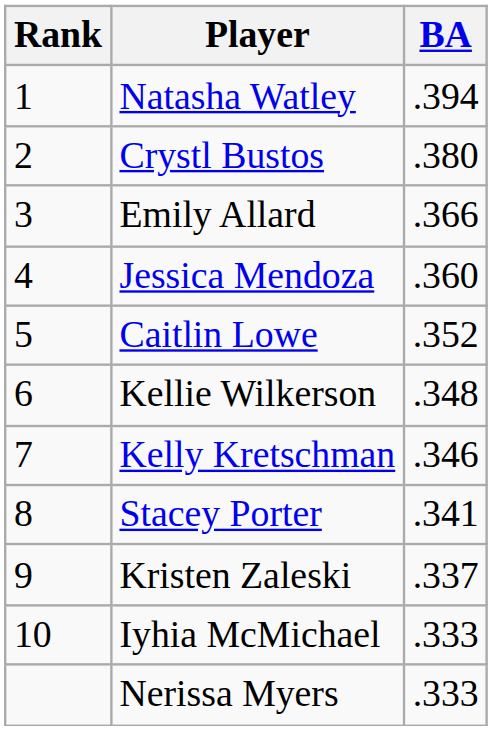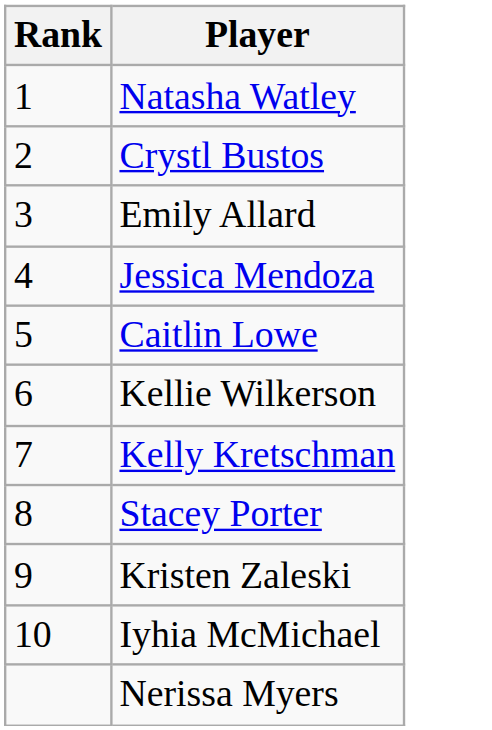- column: (446, 35)
